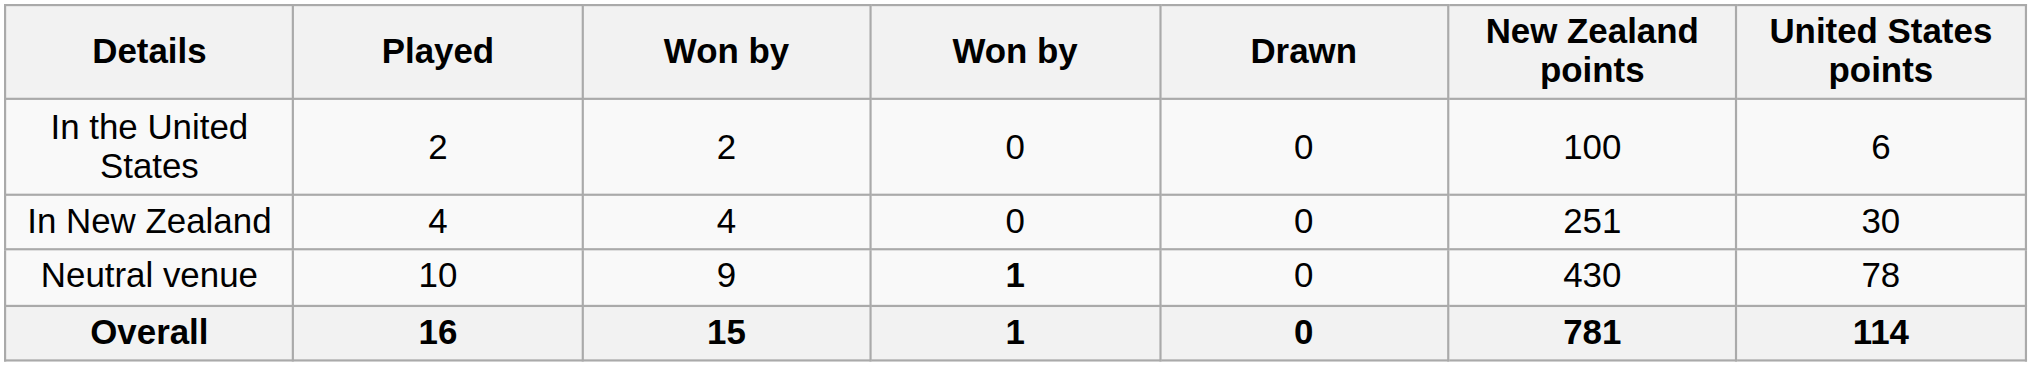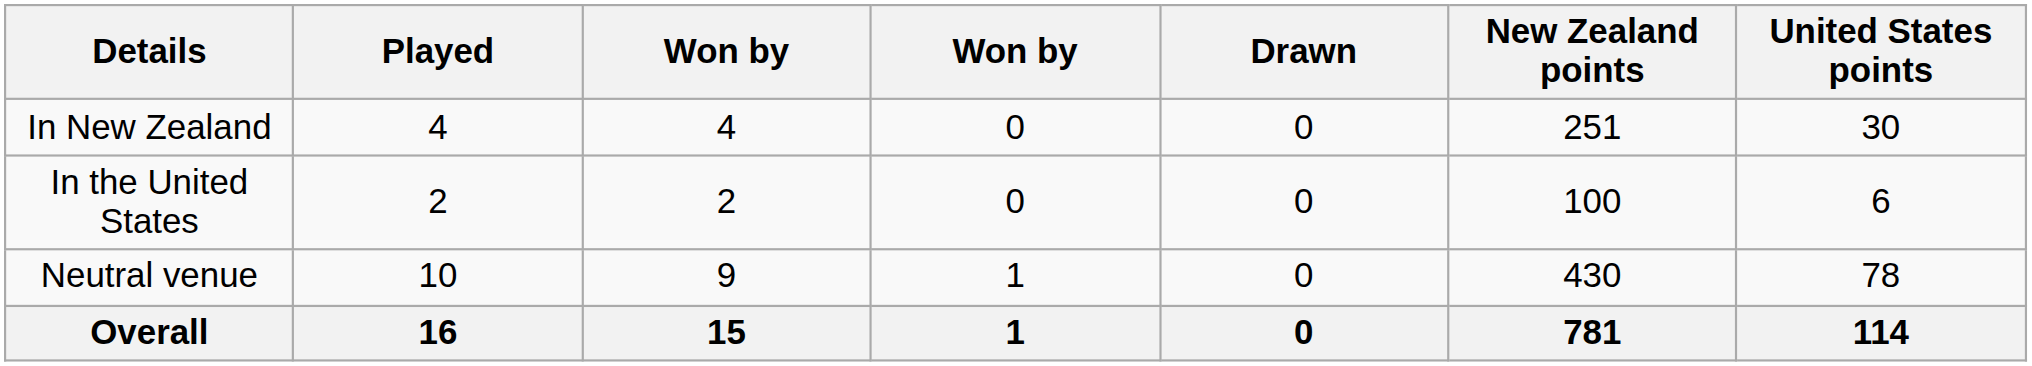rows swapped: (149, 221) <-> (149, 146)
(1015, 276) bold -> (1015, 276) normal
